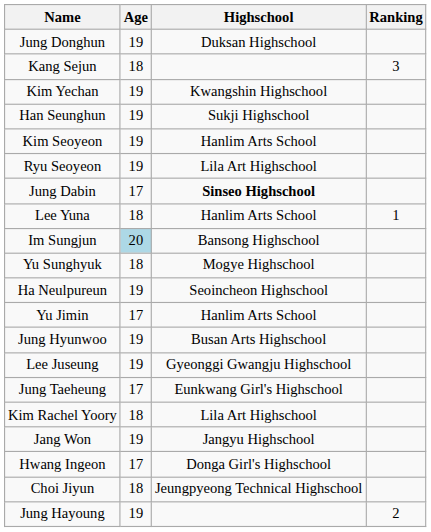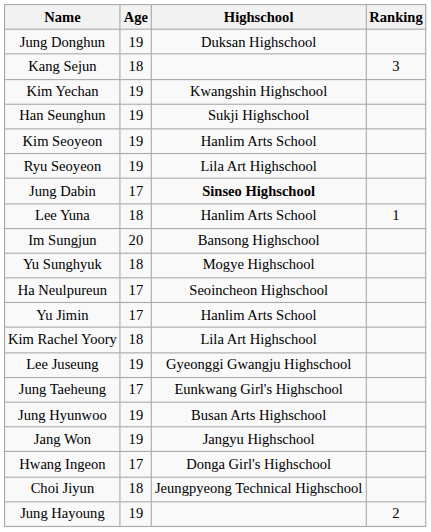(136, 240) lightblue background -> (136, 240) no background
(136, 290) 19 -> (136, 290) 17
rows swapped: (62, 414) <-> (62, 339)
